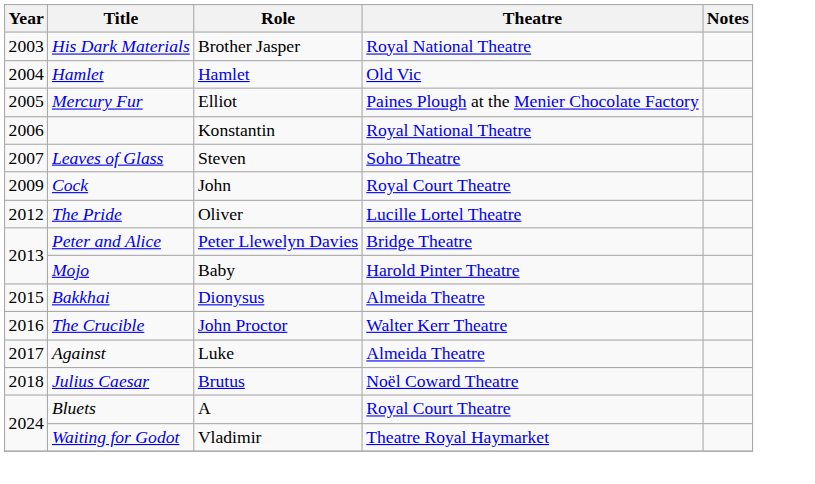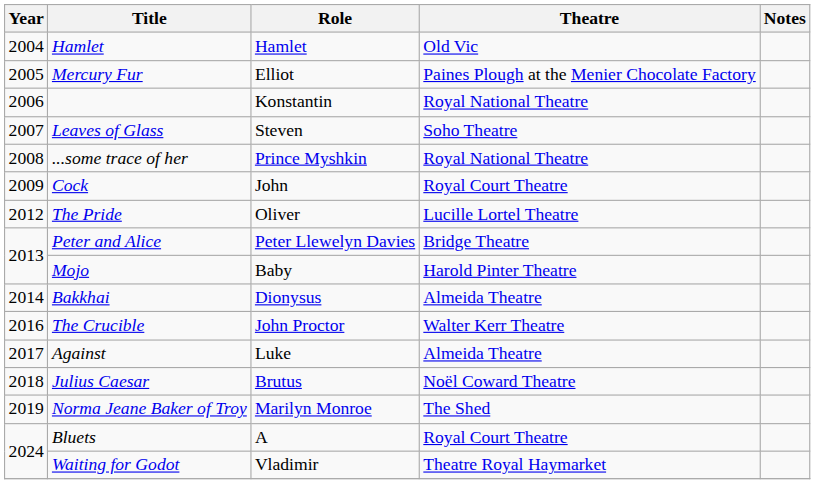- row: (121, 46)
+ row: (120, 158)
(26, 297) 2015 -> (26, 297) 2014
+ row: (149, 409)
